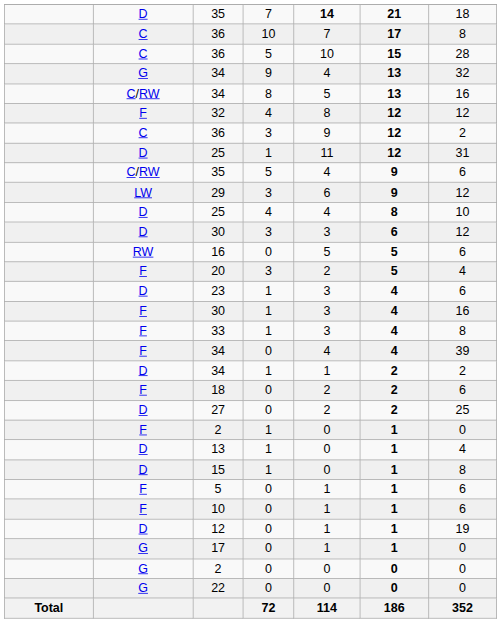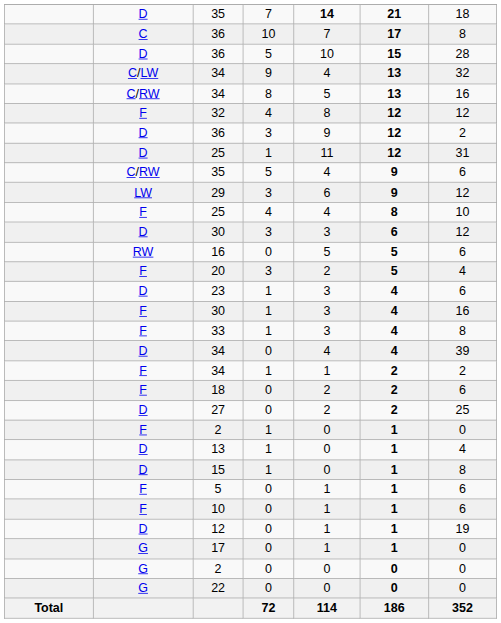(143, 53) C -> (143, 53) D
(143, 73) G -> (143, 73) C/LW
(143, 133) C -> (143, 133) D
(143, 212) D -> (143, 212) F
(143, 350) F -> (143, 350) D
(143, 370) D -> (143, 370) F
